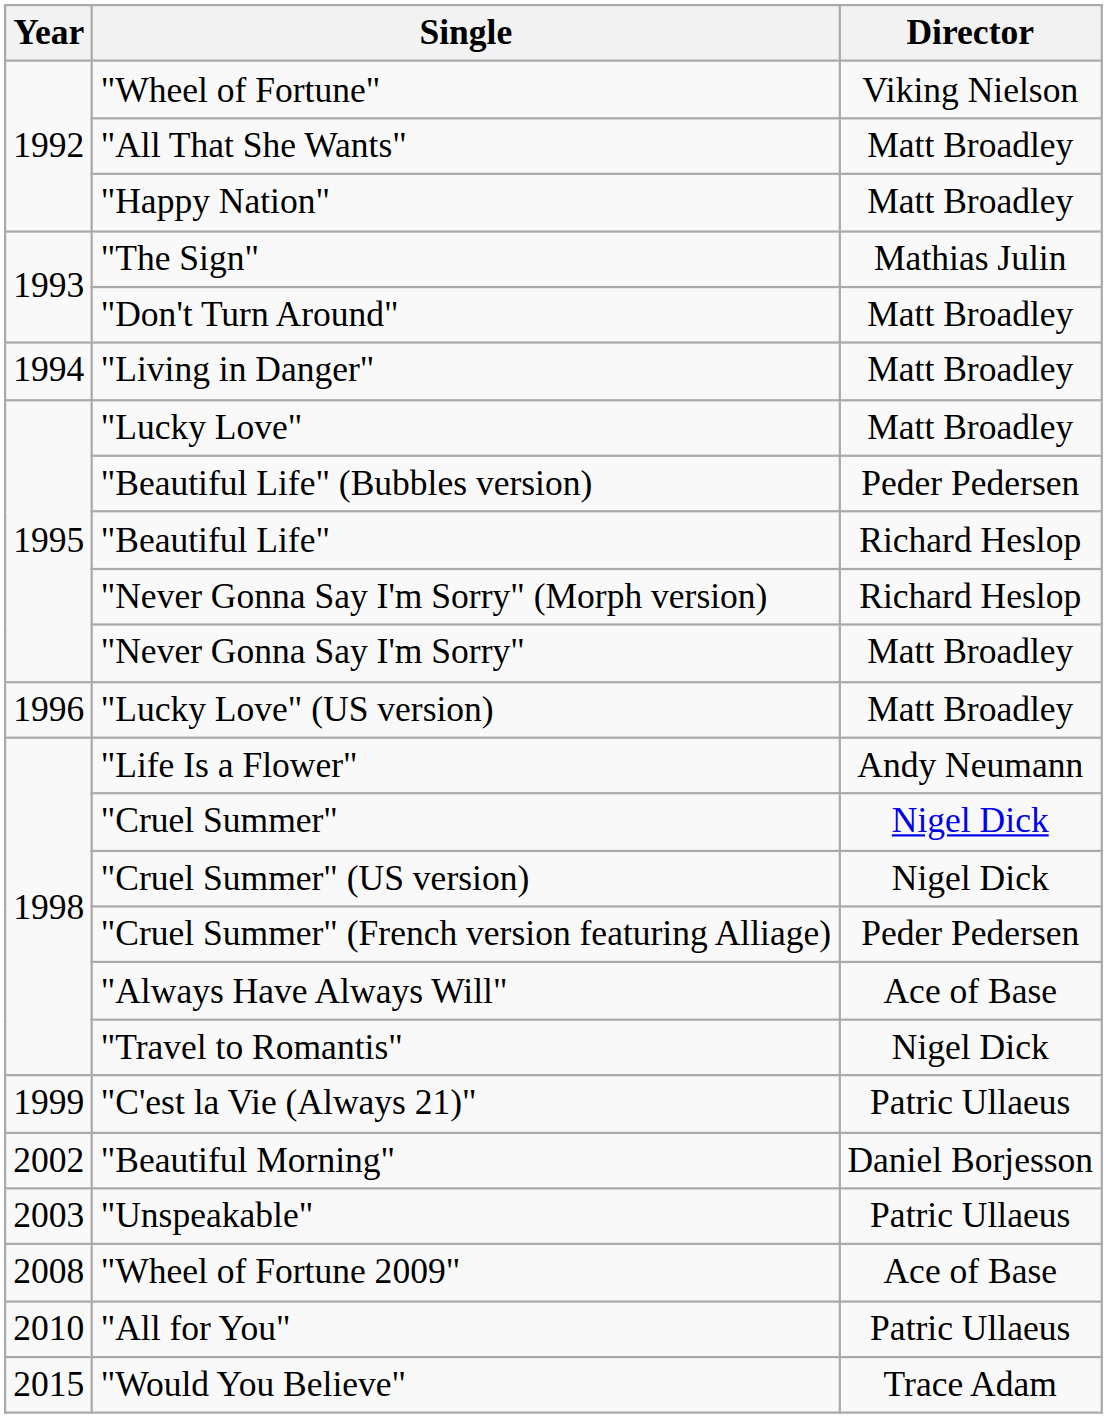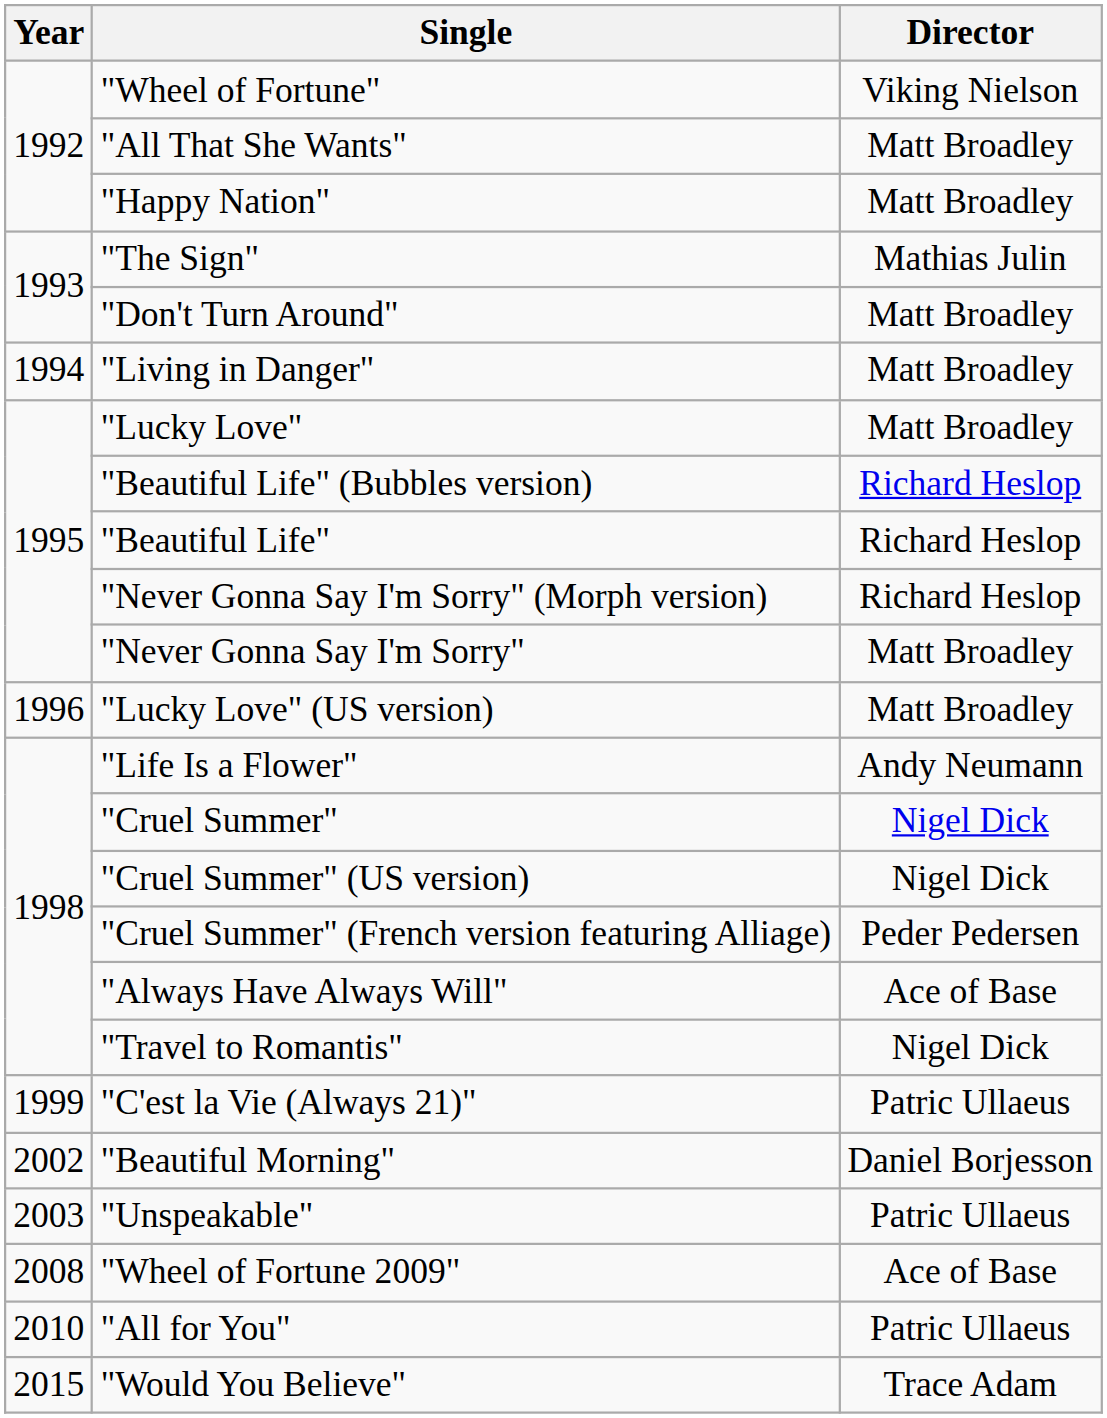(970, 483) Peder Pedersen -> (970, 483) Richard Heslop
